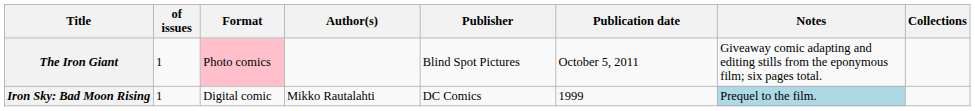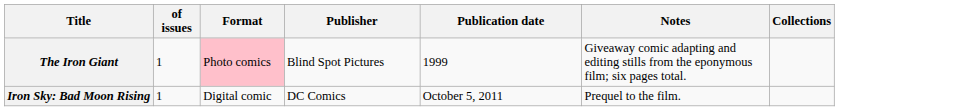- column: (352, 21)
(599, 62) October 5, 2011 -> (435, 62) 1999
(571, 96) 1999 -> (463, 96) October 5, 2011
(768, 96) lightblue background -> (633, 96) no background
